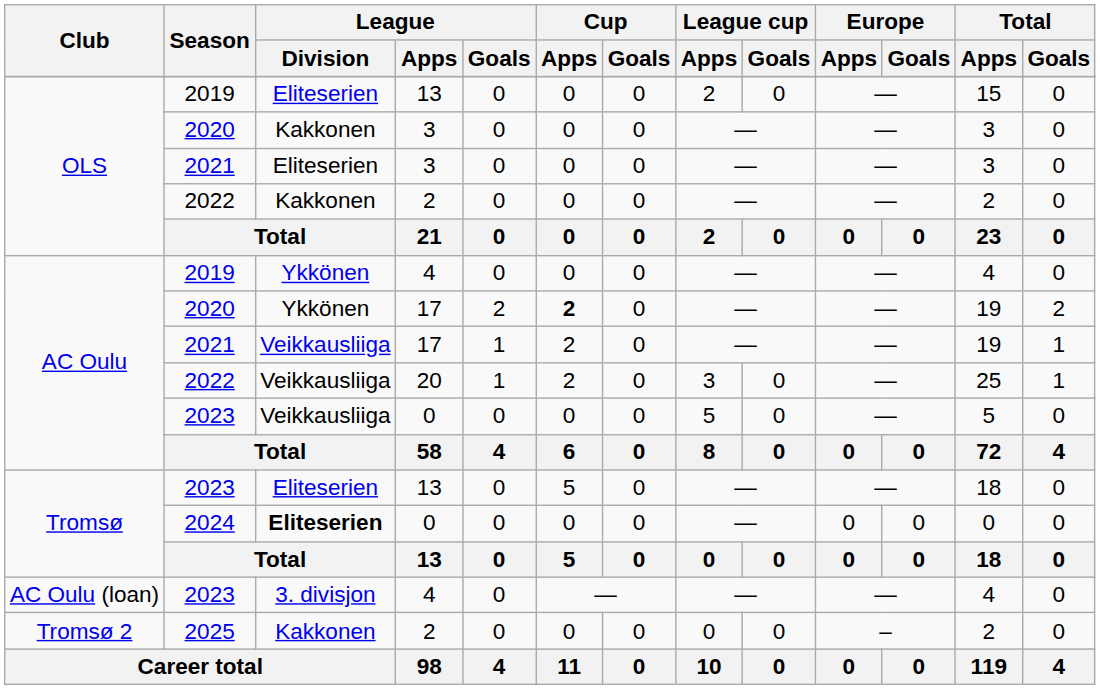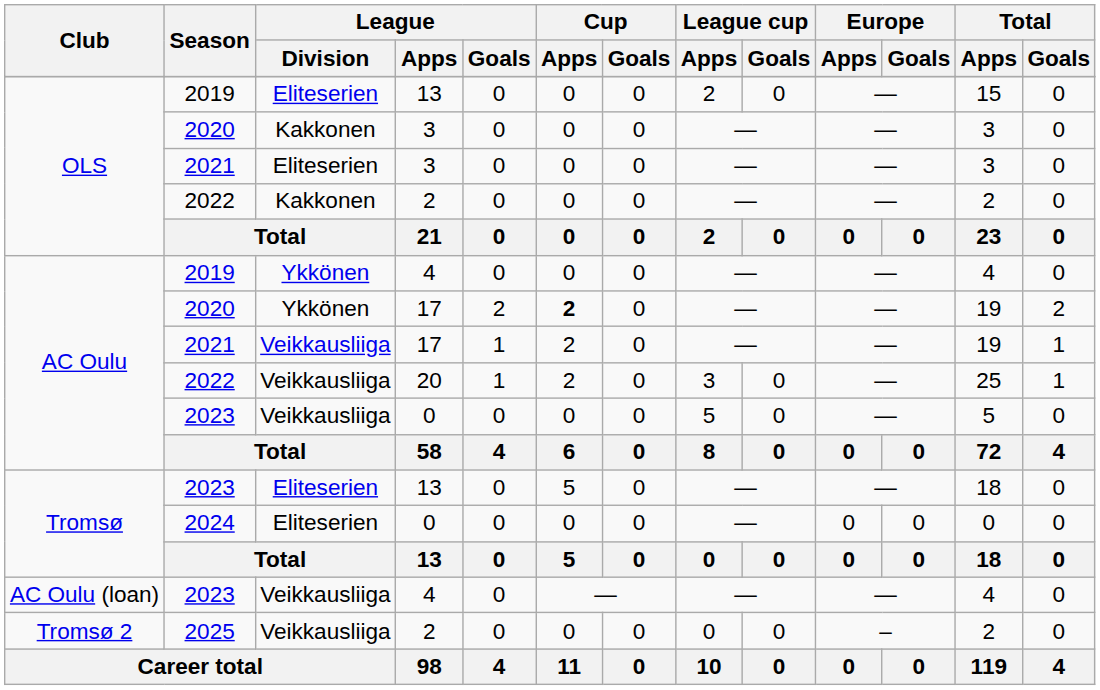(325, 523) bold -> (325, 523) normal
(325, 594) 3. divisjon -> (325, 594) Veikkausliiga
(325, 630) Kakkonen -> (325, 630) Veikkausliiga
